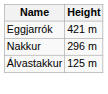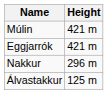+ row: (20, 30)
